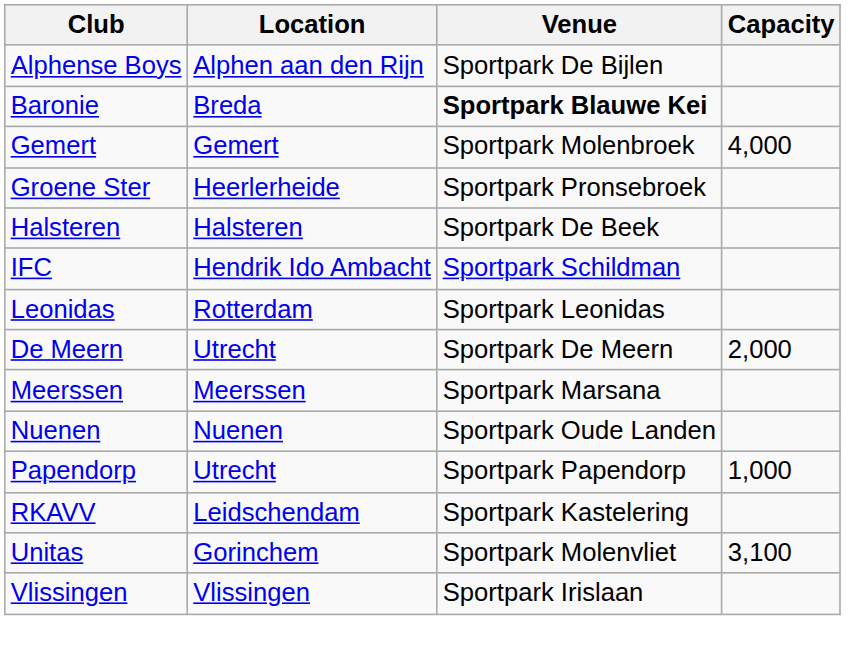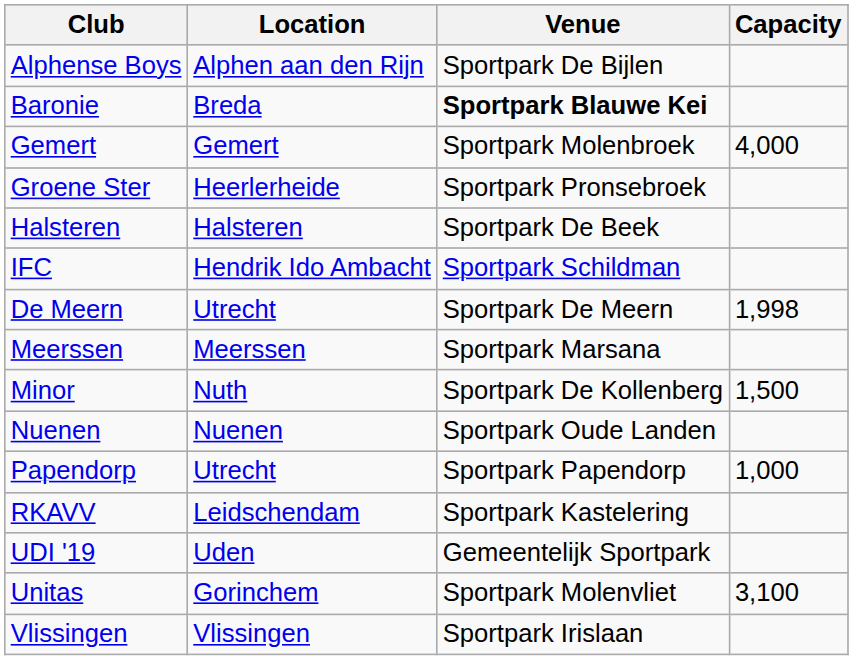- row: (63, 308)
(760, 349) 2,000 -> (767, 308) 1,998
+ row: (43, 390)
+ row: (53, 552)
